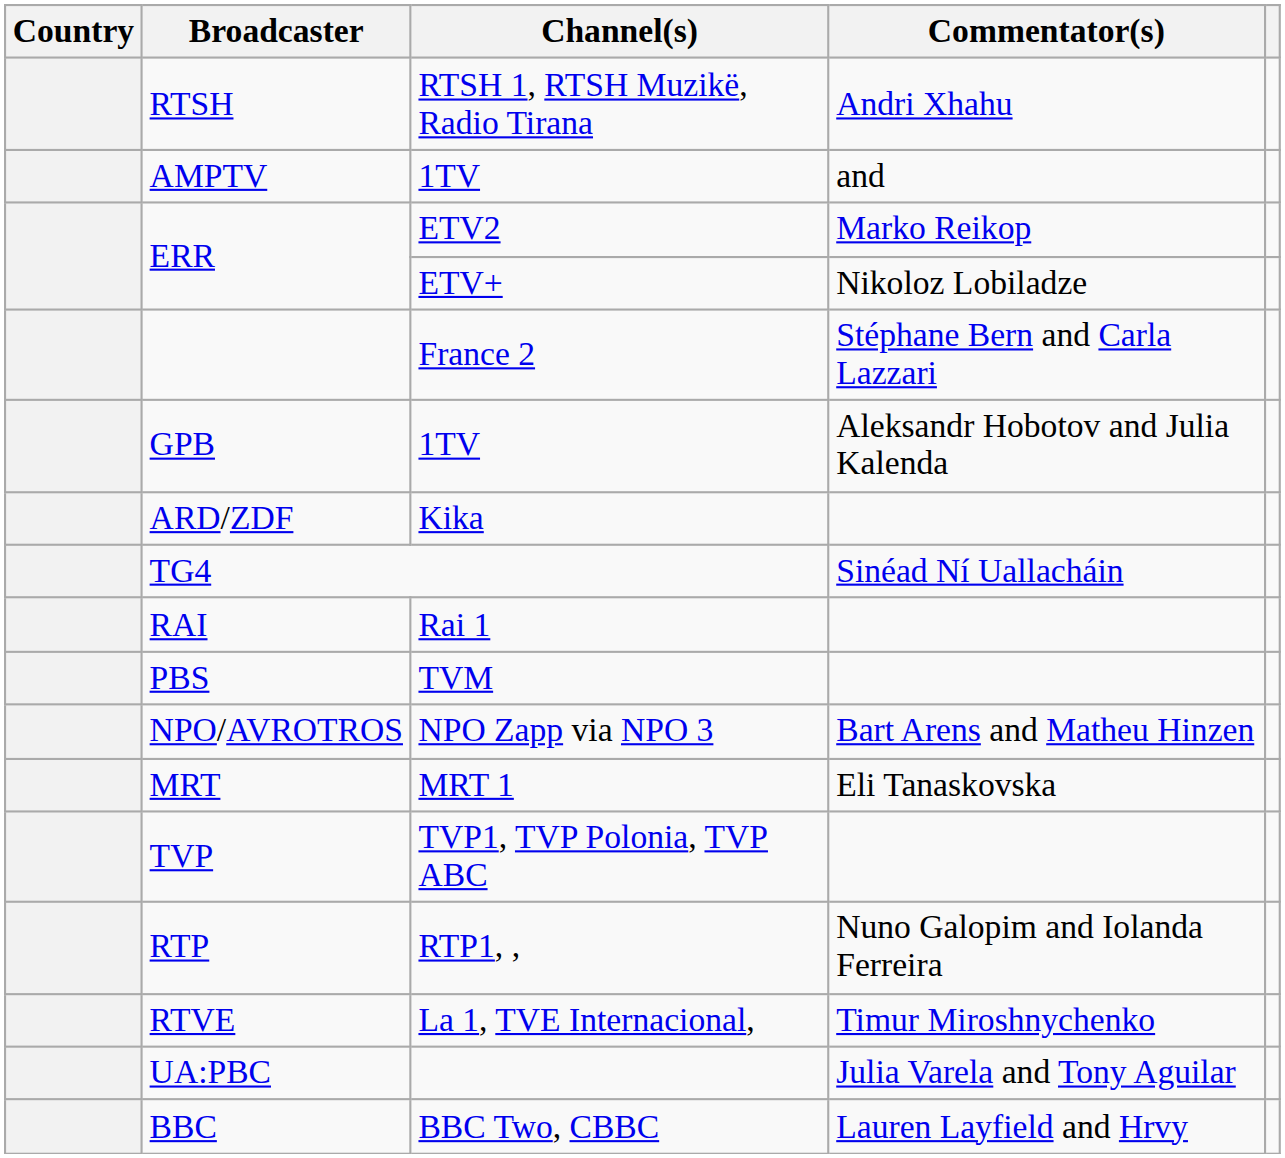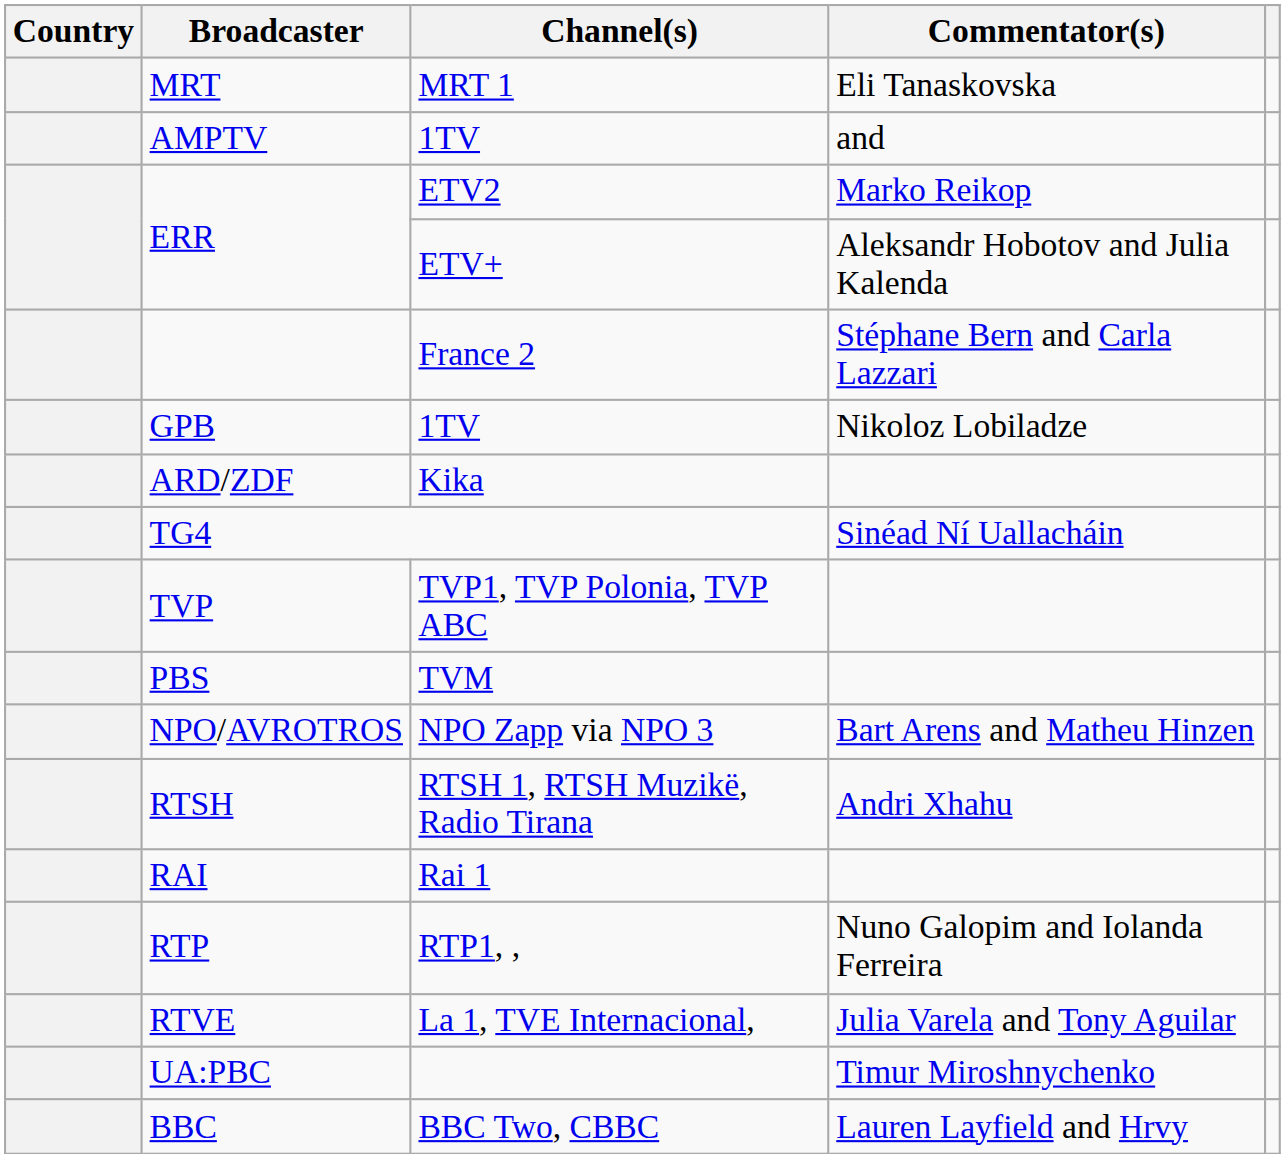rows swapped: (192, 103) <-> (185, 783)
(962, 282) Nikoloz Lobiladze -> (1033, 263) Aleksandr Hobotov and Julia Kalenda
(1033, 445) Aleksandr Hobotov and Julia Kalenda -> (962, 426) Nikoloz Lobiladze
rows swapped: (179, 624) <-> (181, 856)
(996, 1019) Timur Miroshnychenko -> (1036, 1019) Julia Varela and Tony Aguilar
(1036, 1072) Julia Varela and Tony Aguilar -> (996, 1072) Timur Miroshnychenko
